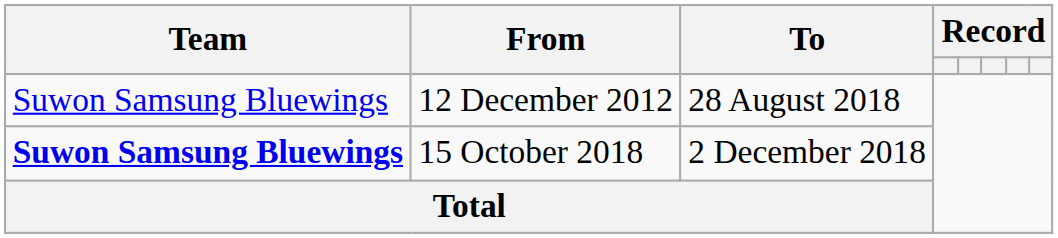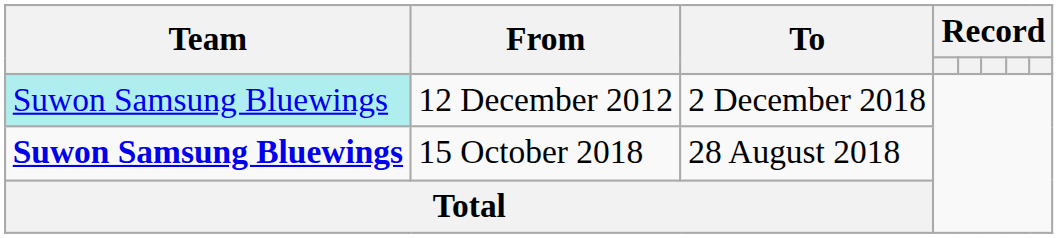(200, 99) no background -> (200, 99) paleturquoise background
(794, 99) 28 August 2018 -> (807, 99) 2 December 2018
(807, 152) 2 December 2018 -> (794, 152) 28 August 2018
